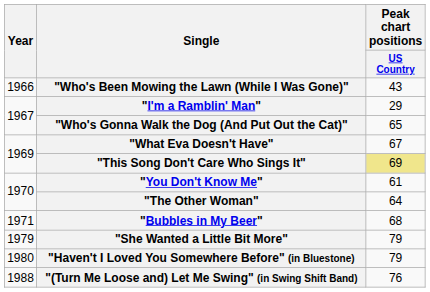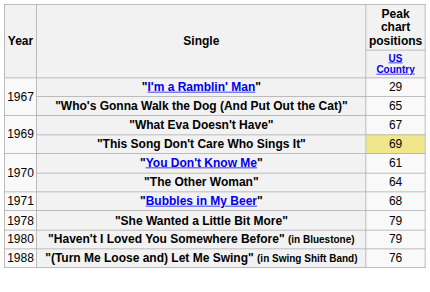- row: (201, 87)
(20, 239) 1979 -> (20, 220) 1978
